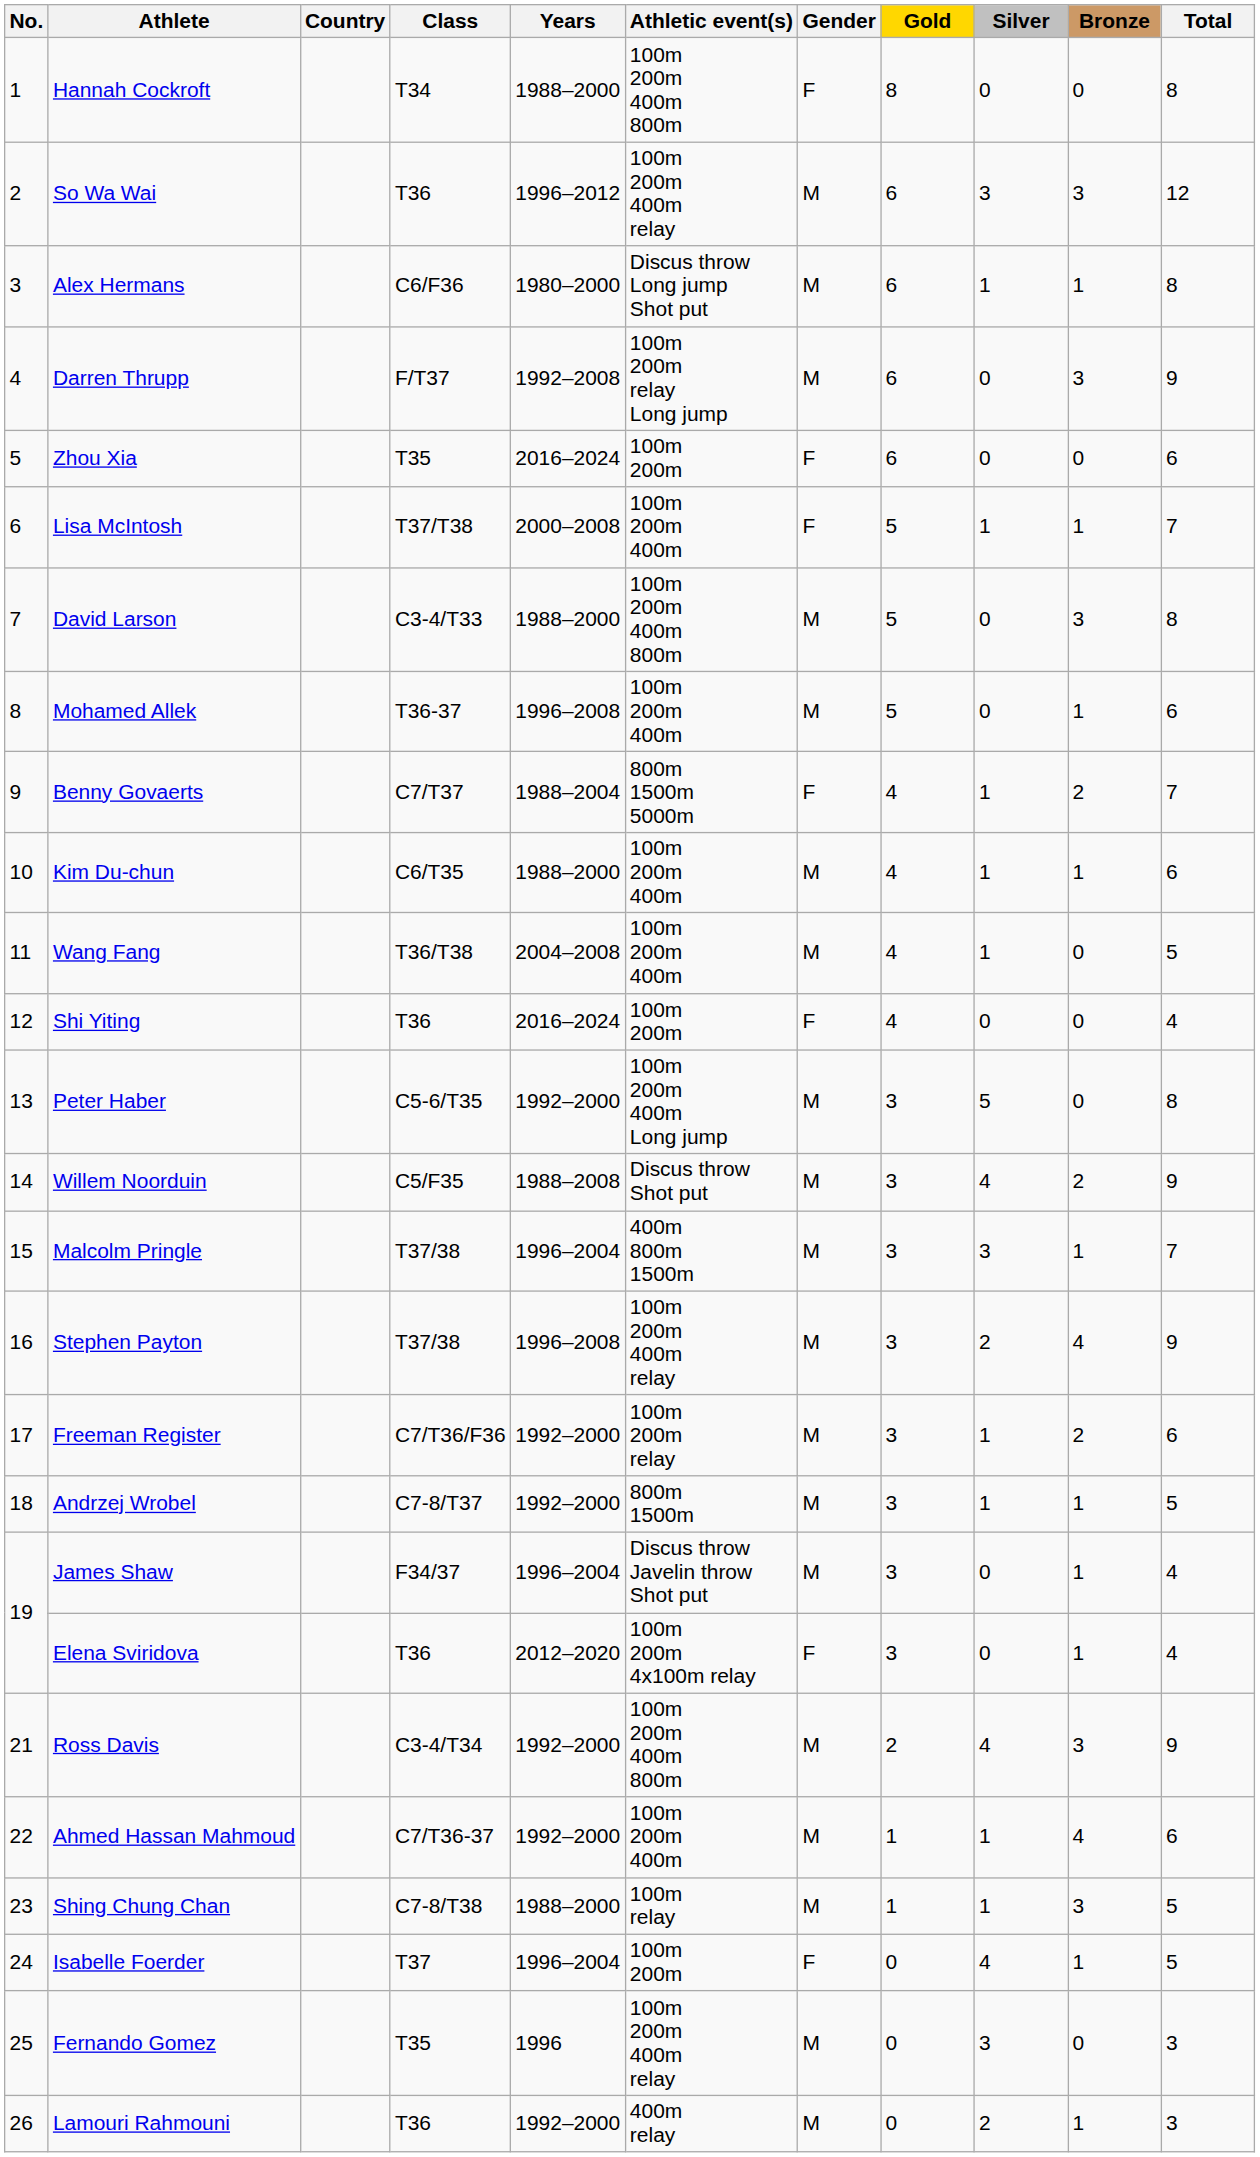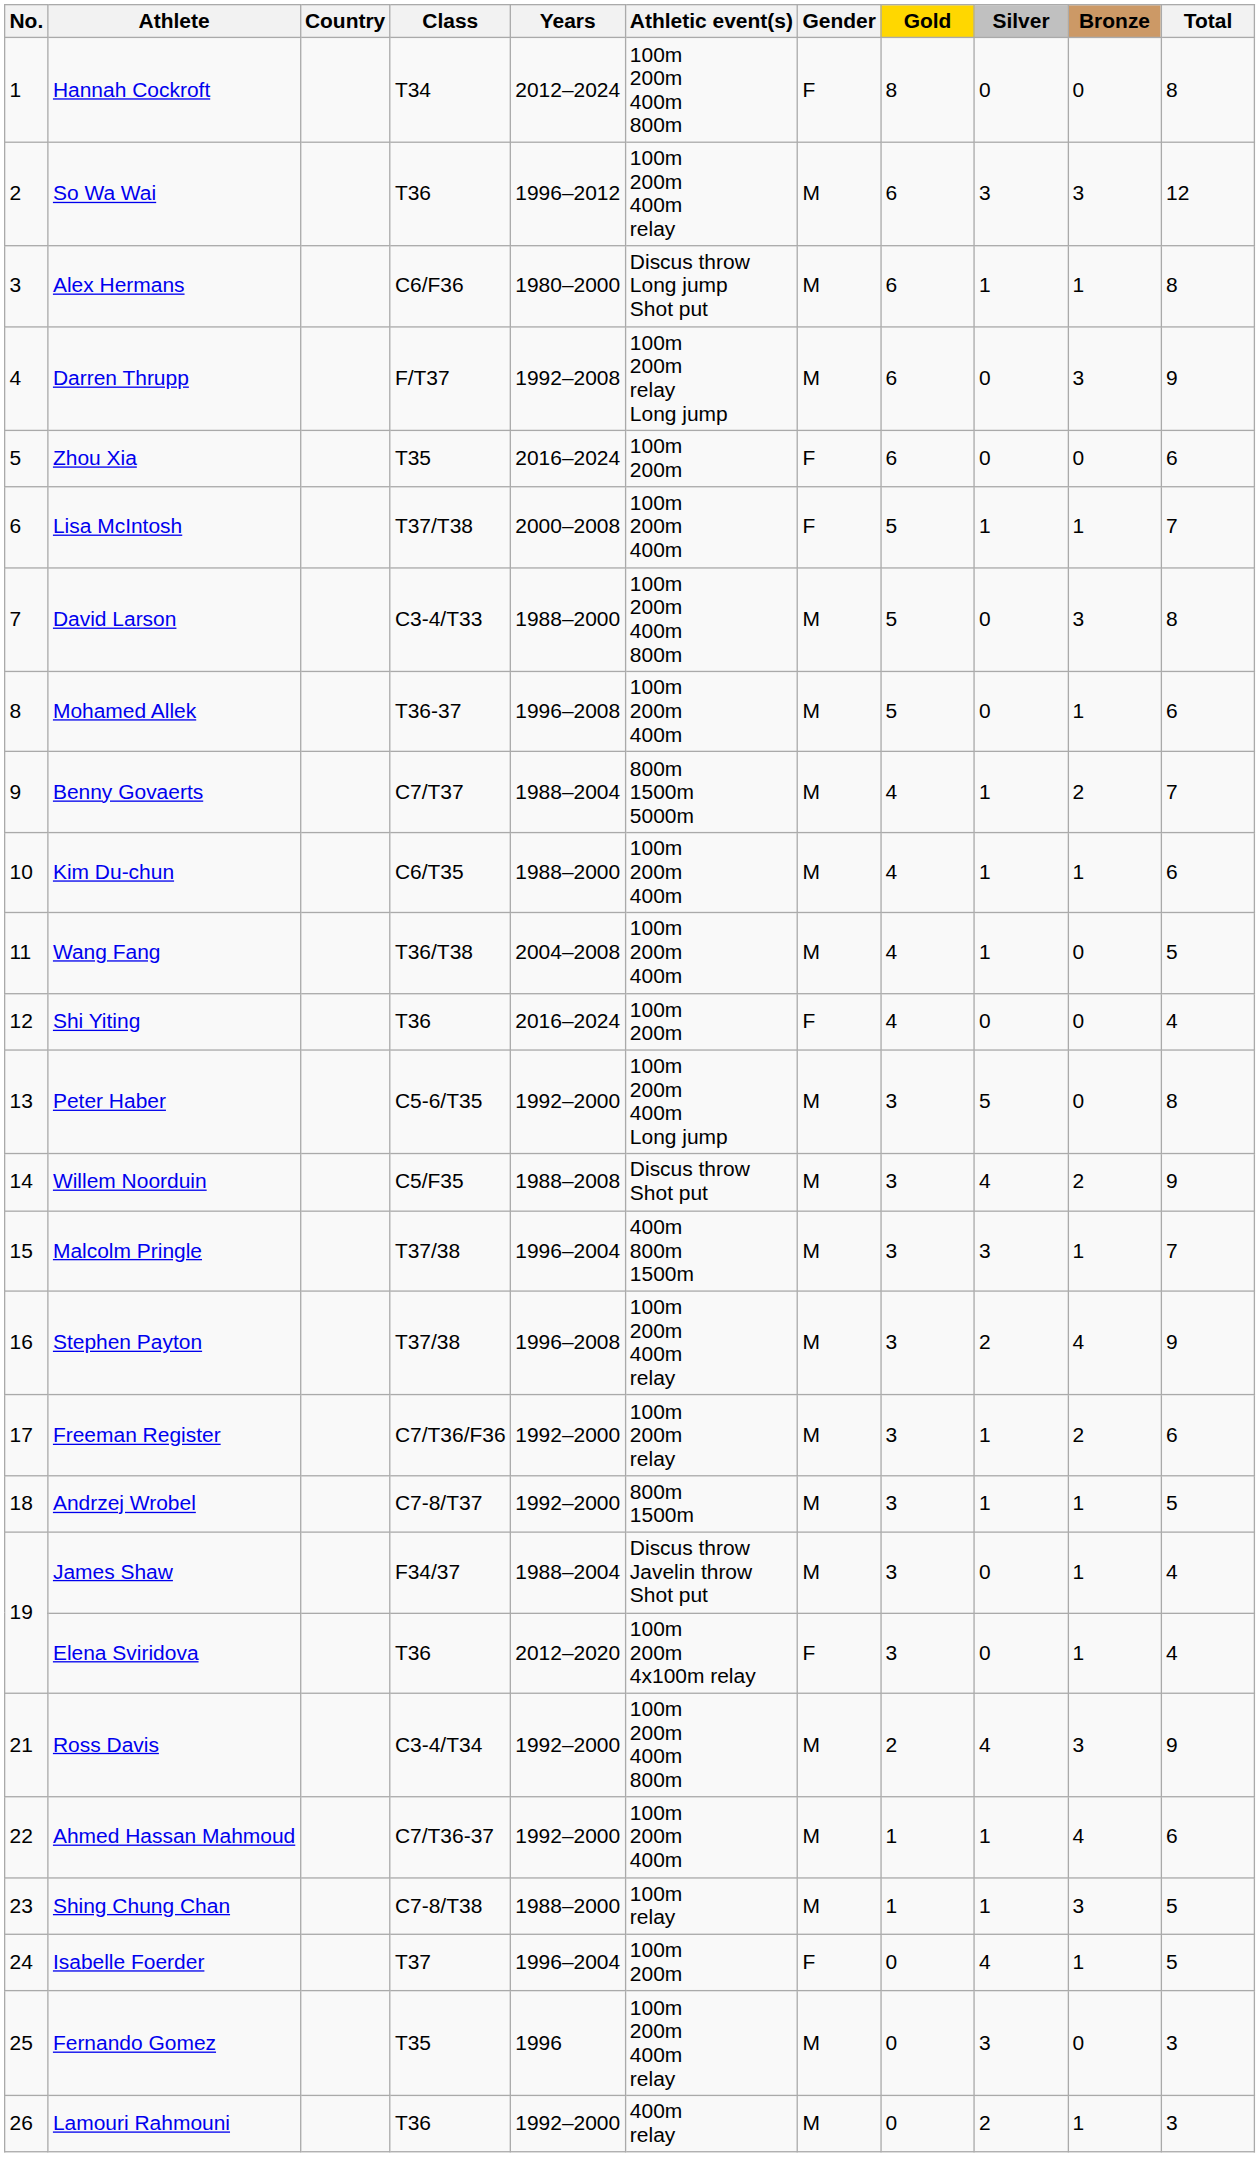(568, 89) 1988–2000 -> (568, 89) 2012–2024
(809, 791) F -> (811, 791) M
(568, 1572) 1996–2004 -> (568, 1572) 1988–2004
